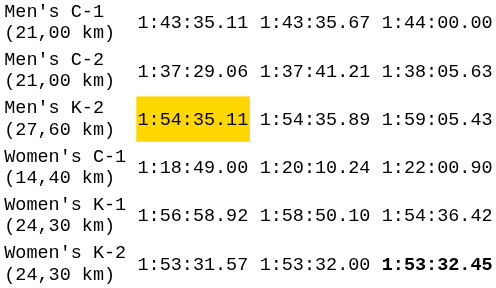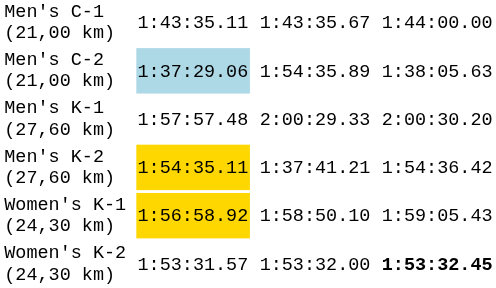(193, 71) no background -> (193, 71) lightblue background
(315, 71) 1:37:41.21 -> (315, 71) 1:54:35.89
+ row: (60, 119)
(315, 119) 1:54:35.89 -> (315, 167) 1:37:41.21
(437, 119) 1:59:05.43 -> (437, 167) 1:54:36.42
- row: (65, 167)
(193, 216) no background -> (193, 216) gold background
(437, 216) 1:54:36.42 -> (437, 216) 1:59:05.43
